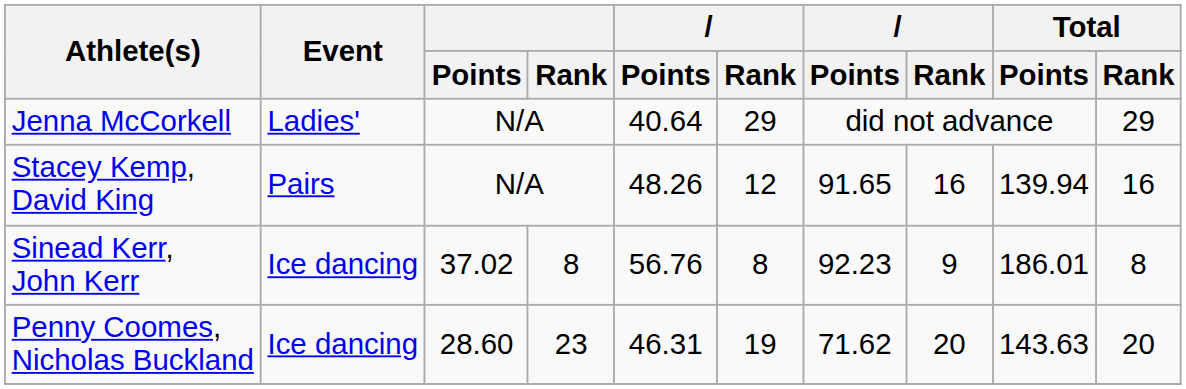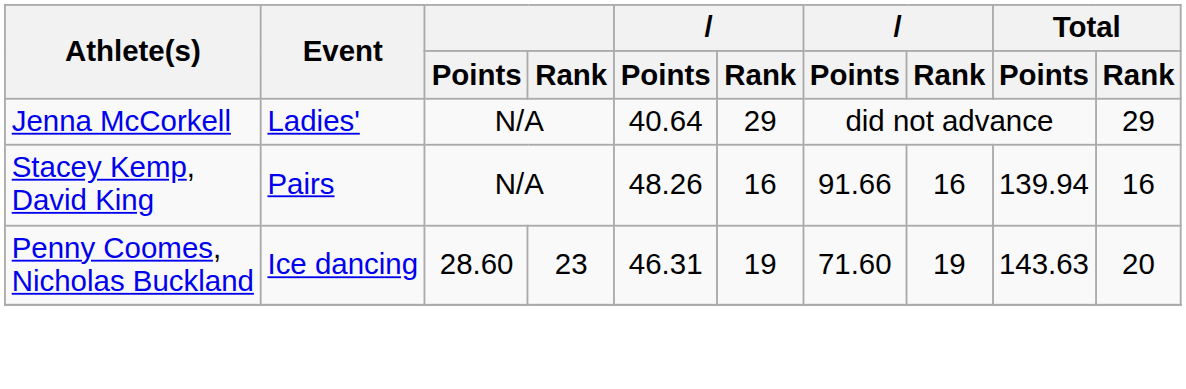(760, 184) 12 -> (760, 184) 16
(855, 184) 91.65 -> (855, 184) 91.66
- row: (93, 264)
(855, 344) 71.62 -> (855, 264) 71.60
(949, 344) 20 -> (949, 264) 19
